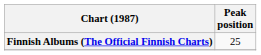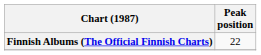(235, 41) 25 -> (235, 41) 22
